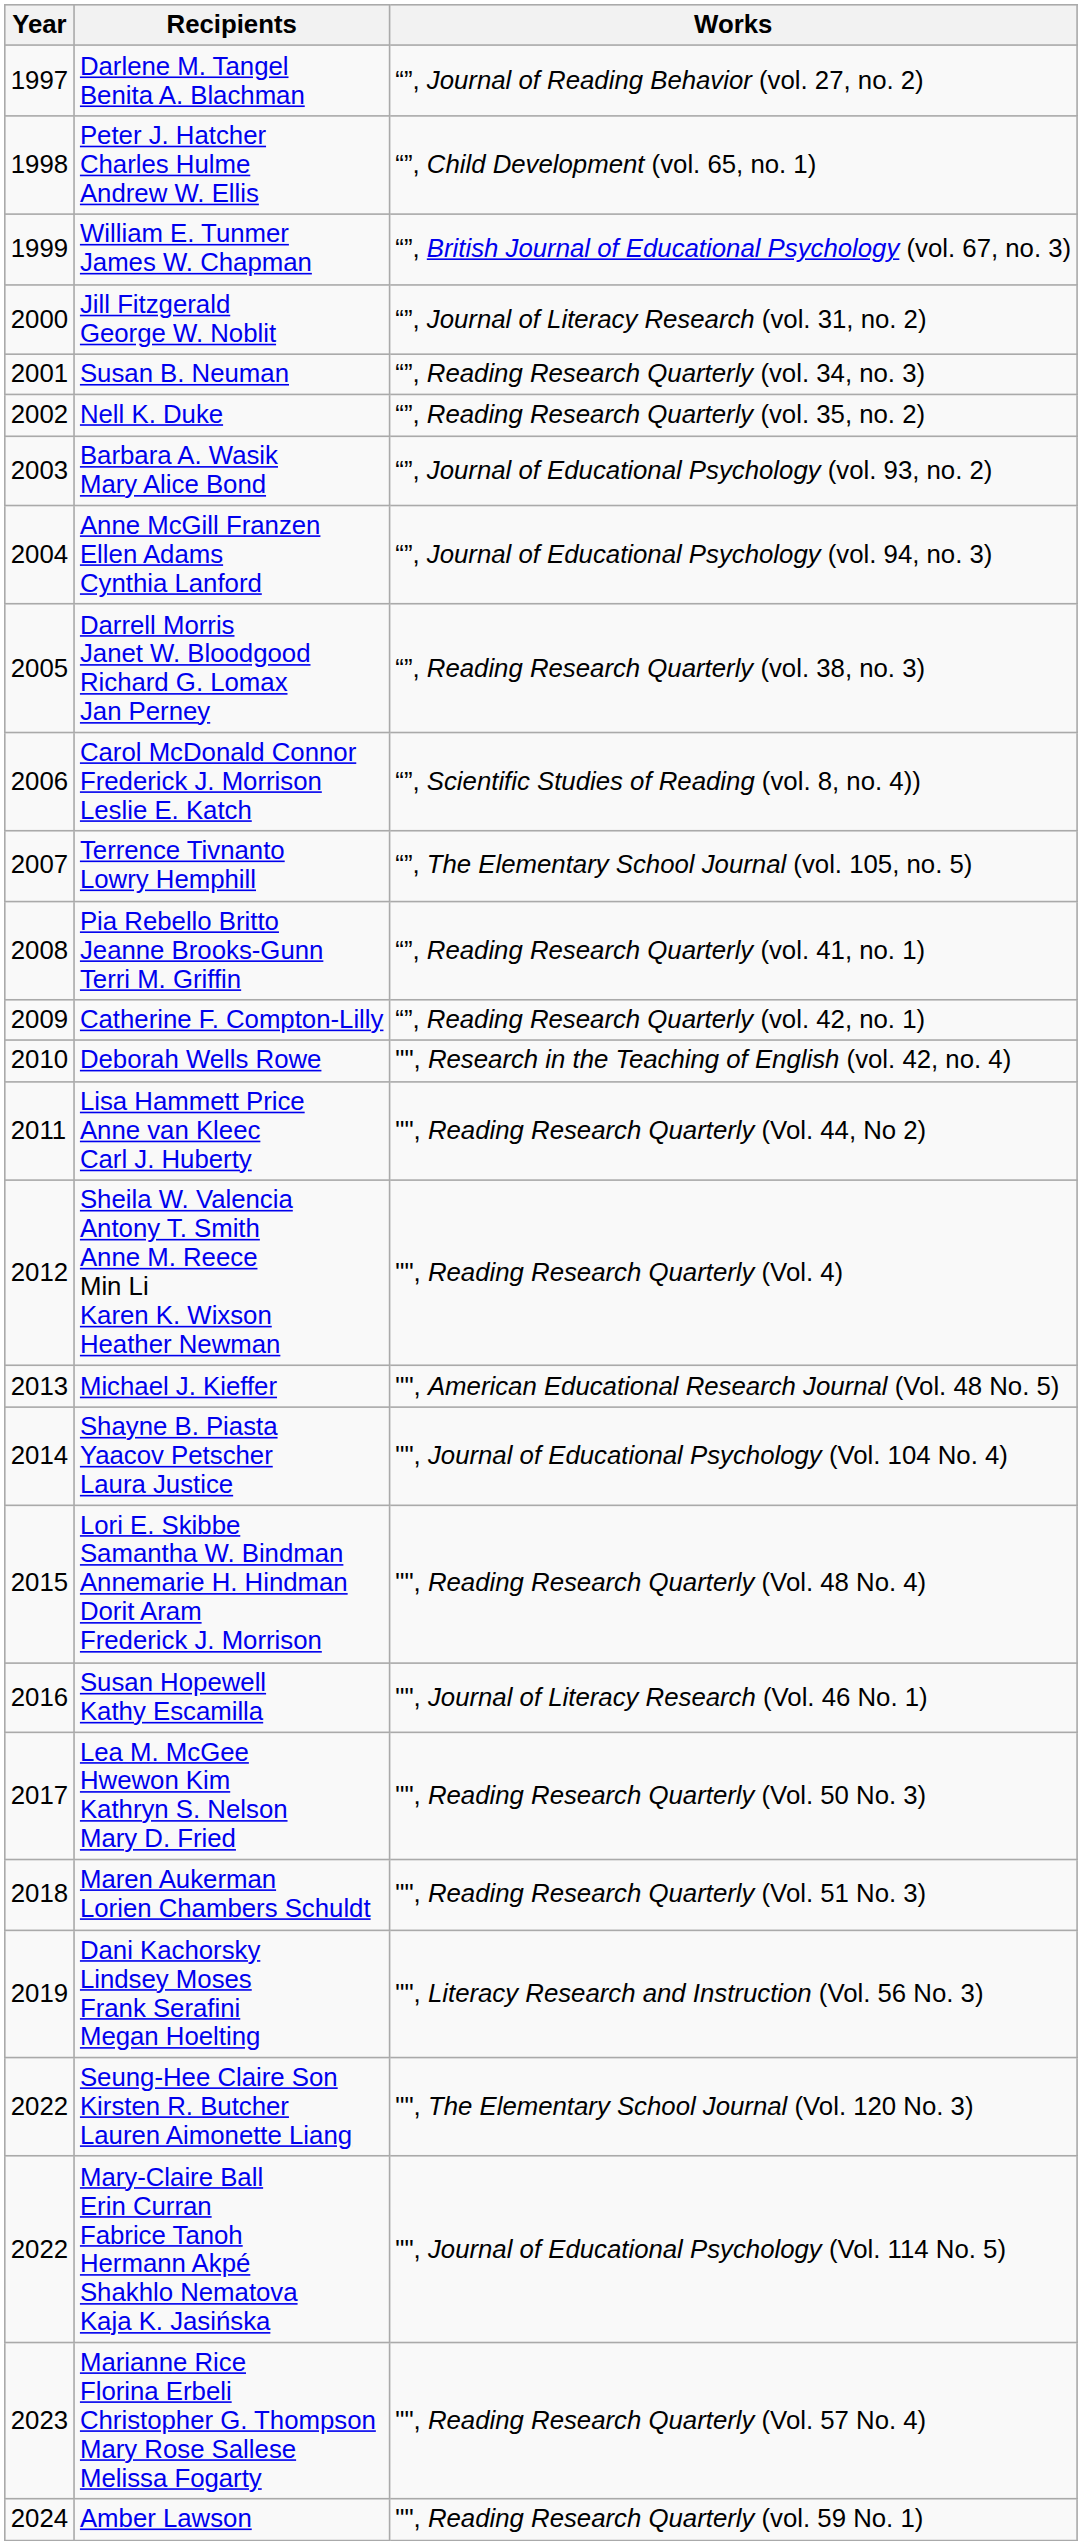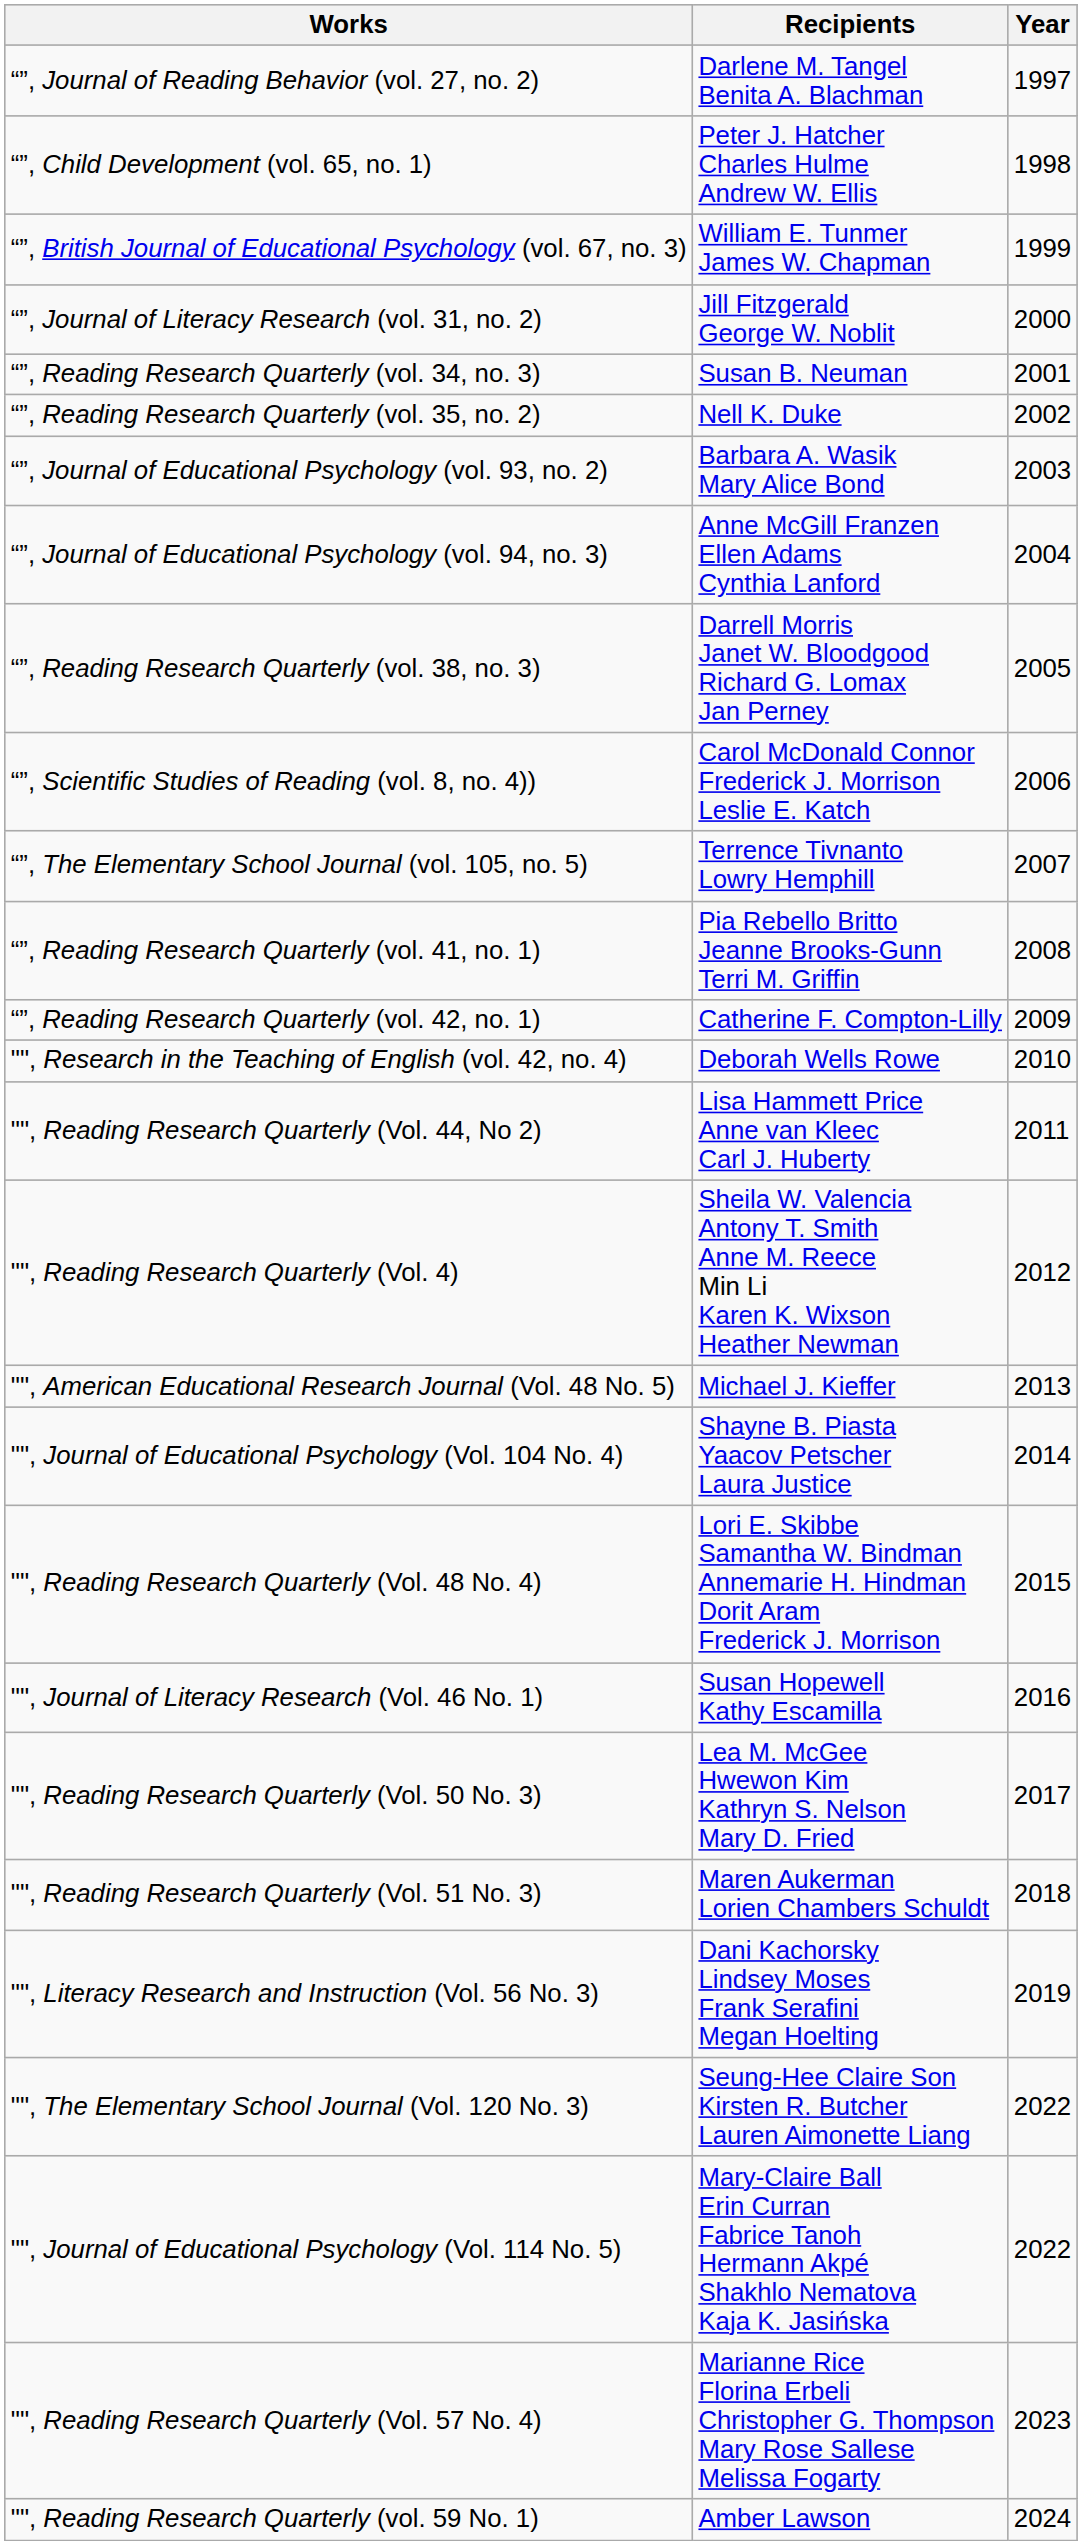columns swapped: (39, 24) <-> (733, 24)
